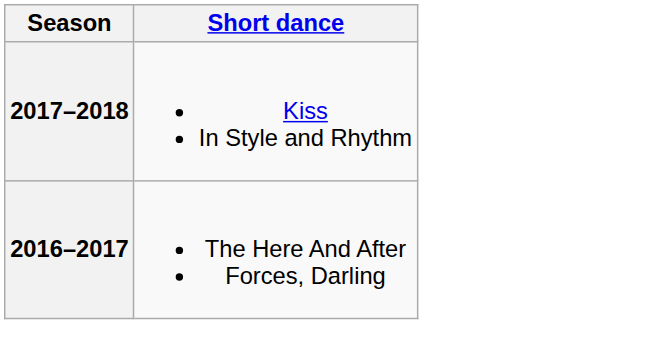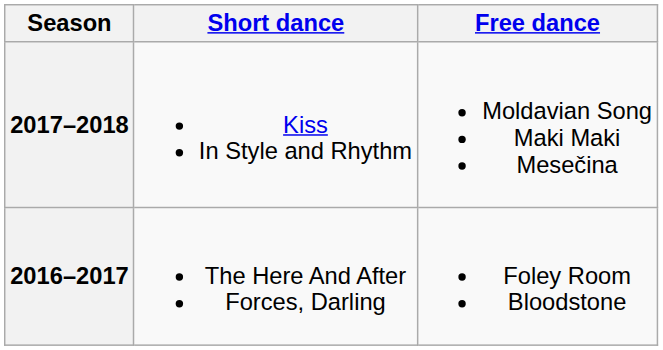+ column: (538, 23)
